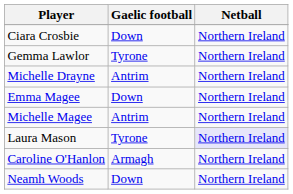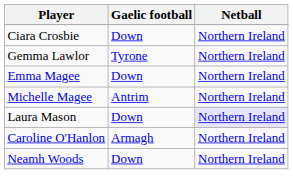- row: (51, 76)
(129, 138) Tyrone -> (127, 117) Down
